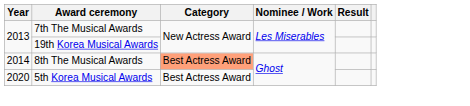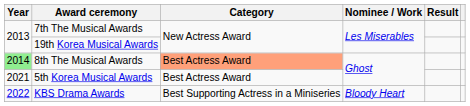(18, 61) no background -> (18, 61) lightgreen background
(18, 77) 2020 -> (18, 77) 2021
+ row: (79, 93)
